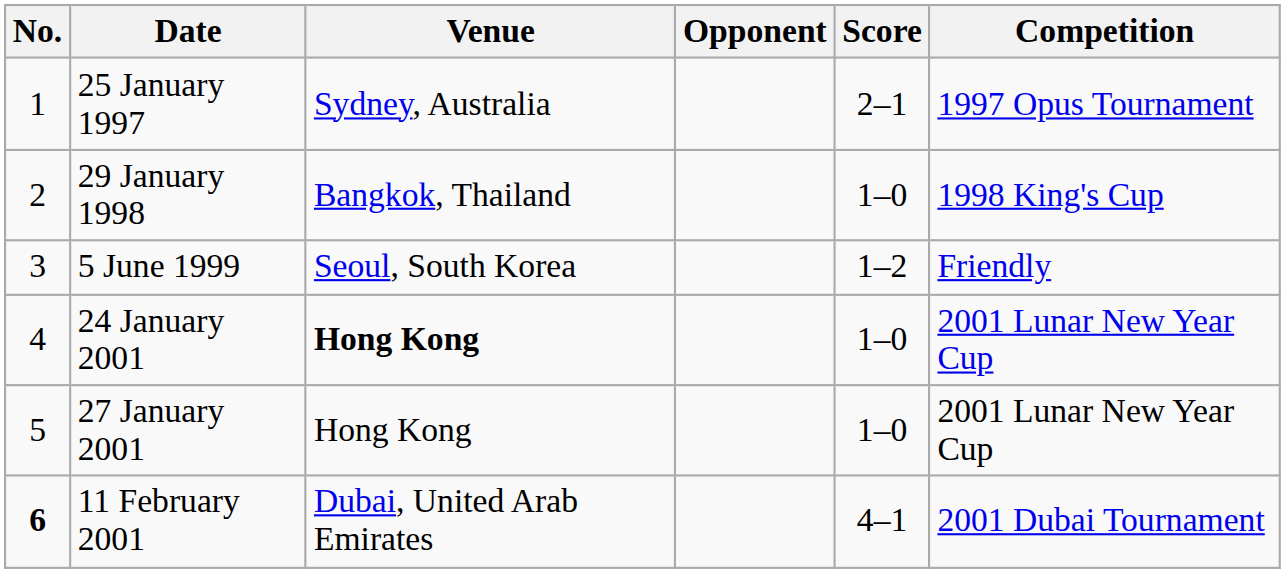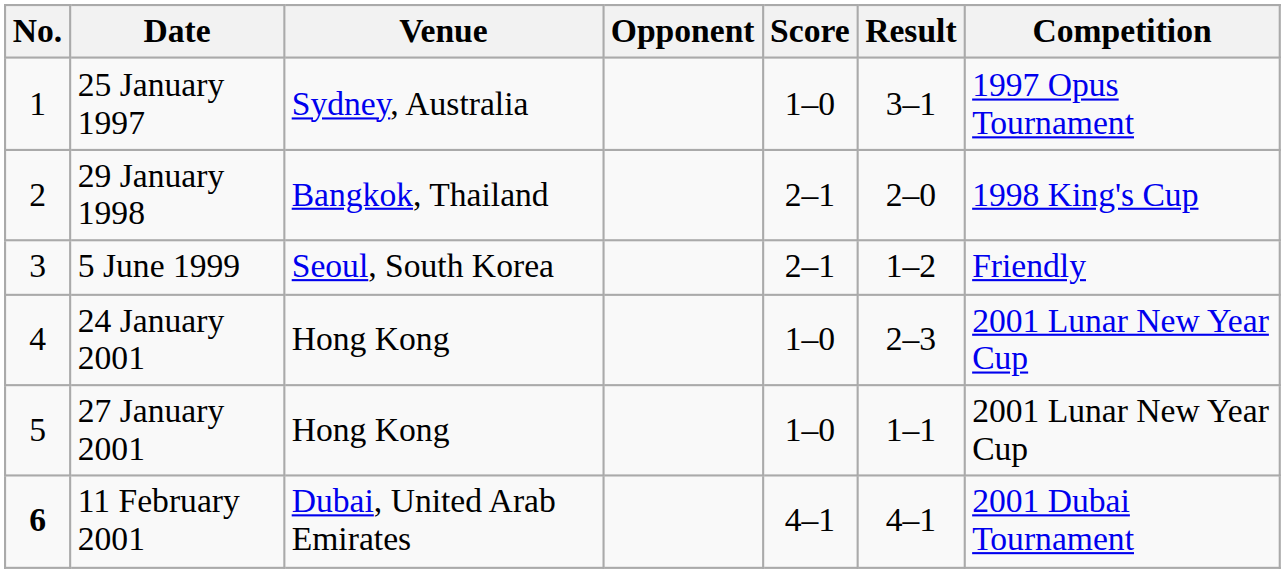+ column: (911, 31)
(882, 103) 2–1 -> (810, 103) 1–0
(882, 194) 1–0 -> (810, 194) 2–1
(882, 266) 1–2 -> (810, 266) 2–1
(397, 338) bold -> (371, 338) normal
